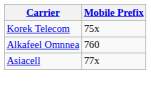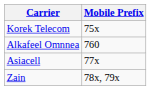+ row: (16, 77)
